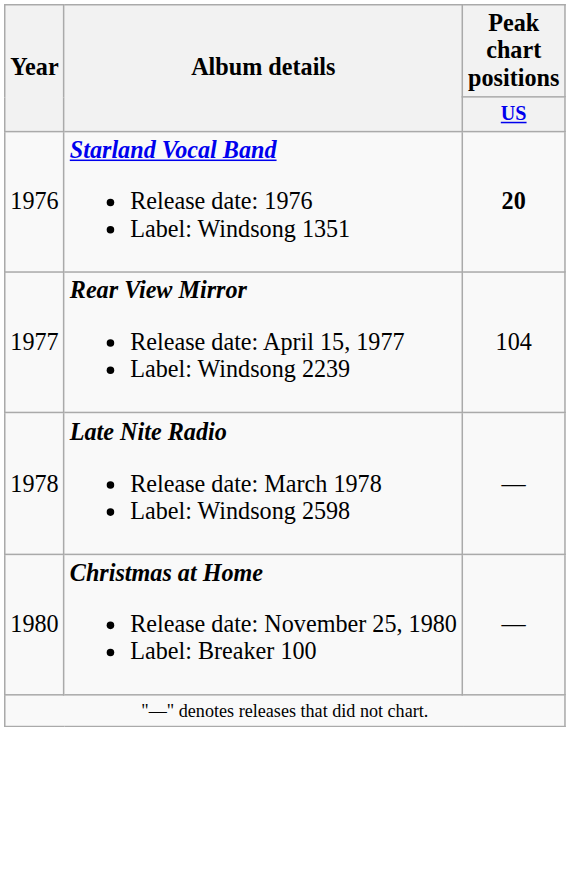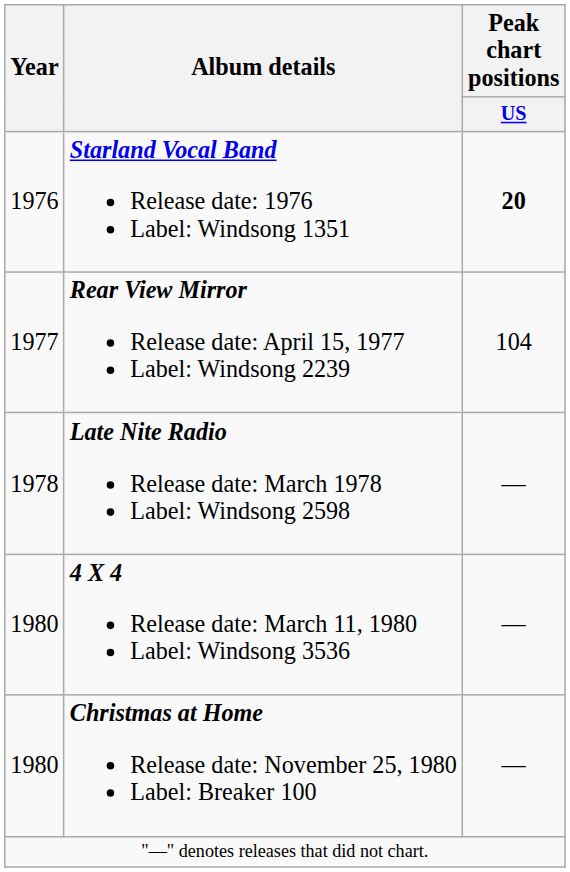+ row: (263, 613)
